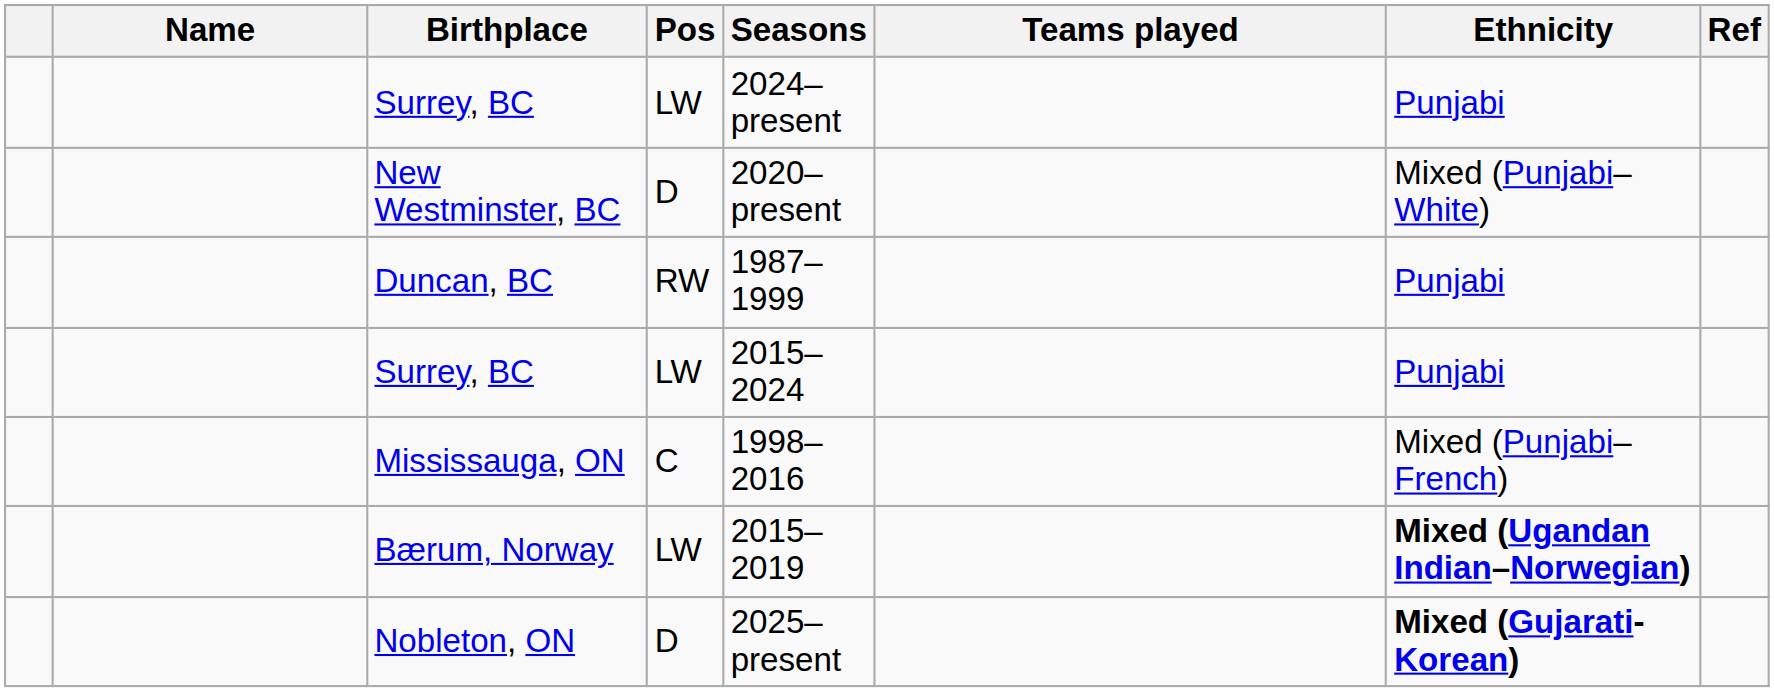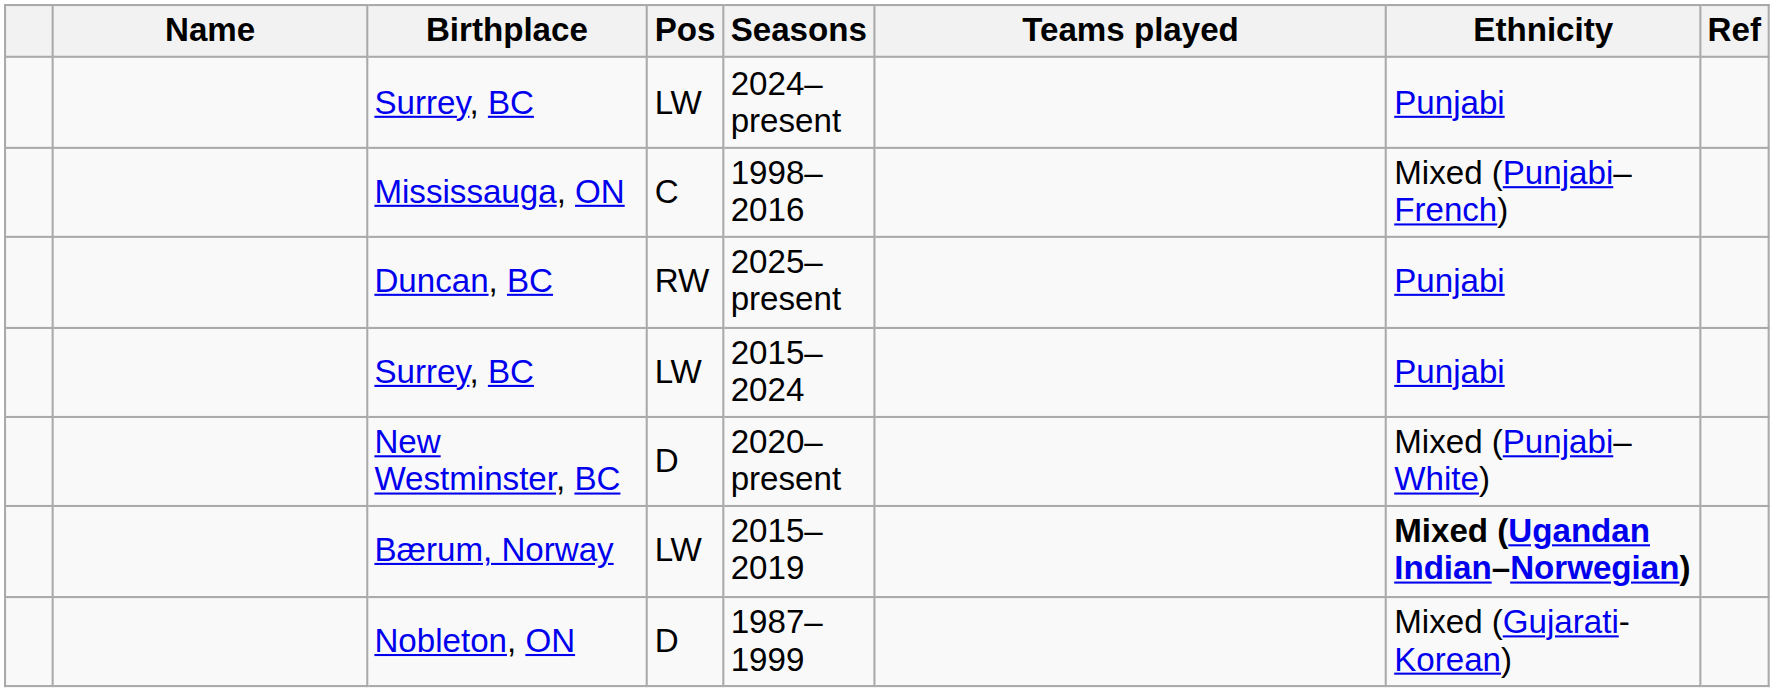rows swapped: (497, 191) <-> (500, 461)
(777, 281) 1987–1999 -> (786, 281) 2025–present
(786, 640) 2025–present -> (777, 640) 1987–1999
(1519, 640) bold -> (1512, 640) normal
